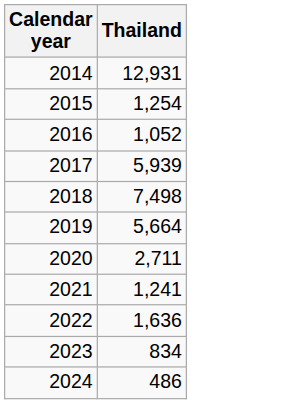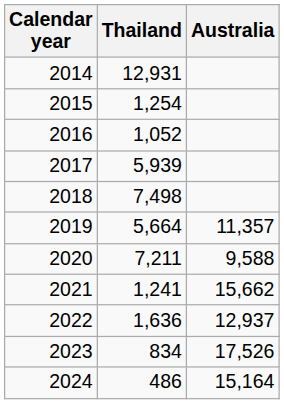+ column: (233, 30)
(158, 258) 2,711 -> (158, 258) 7,211
